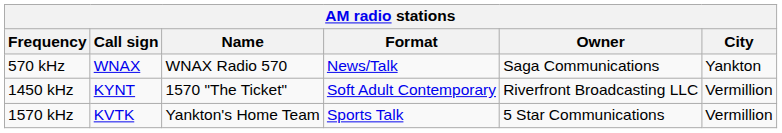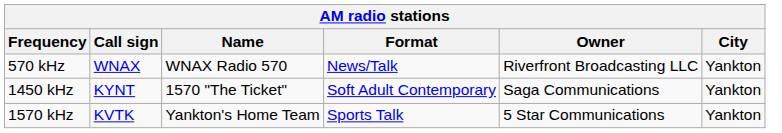(581, 66) Saga Communications -> (601, 66) Riverfront Broadcasting LLC
(601, 90) Riverfront Broadcasting LLC -> (581, 90) Saga Communications
(739, 90) Vermillion -> (733, 90) Yankton
(739, 115) Vermillion -> (733, 115) Yankton
